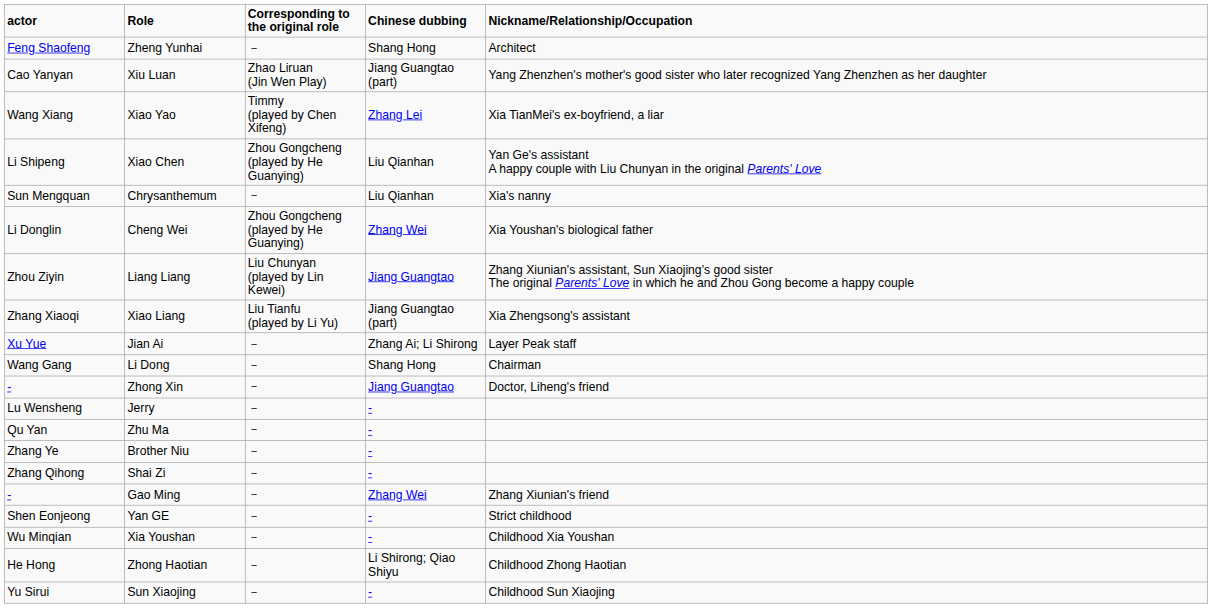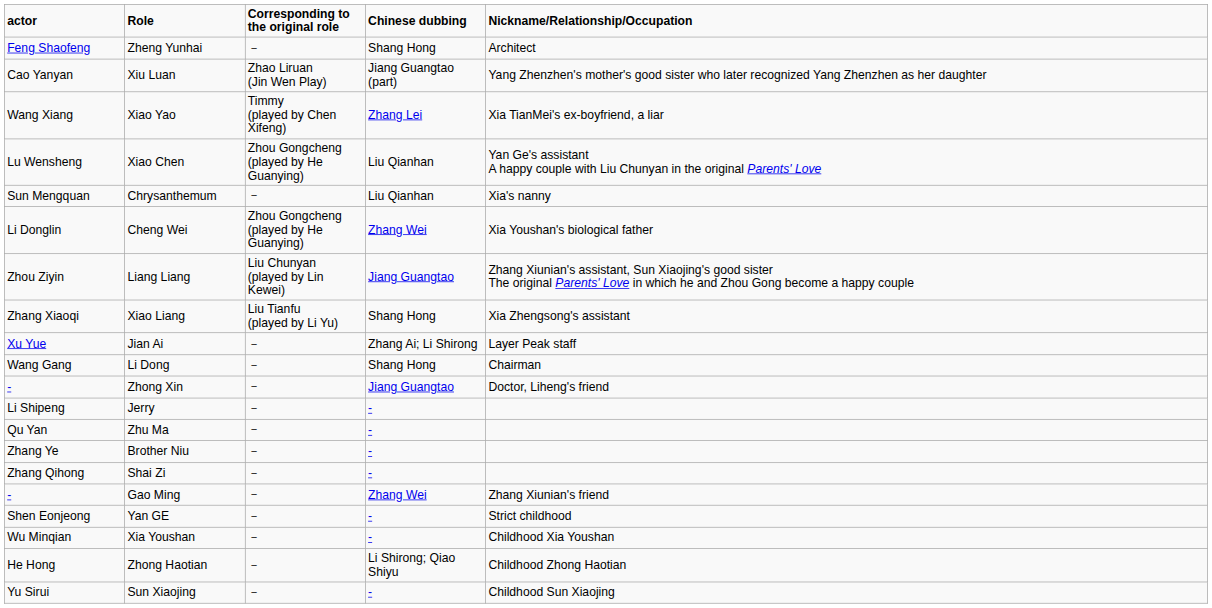(36, 161) Li Shipeng -> (45, 161) Lu Wensheng
(411, 316) Jiang Guangtao (part) -> (402, 316) Shang Hong
(45, 408) Lu Wensheng -> (36, 408) Li Shipeng
